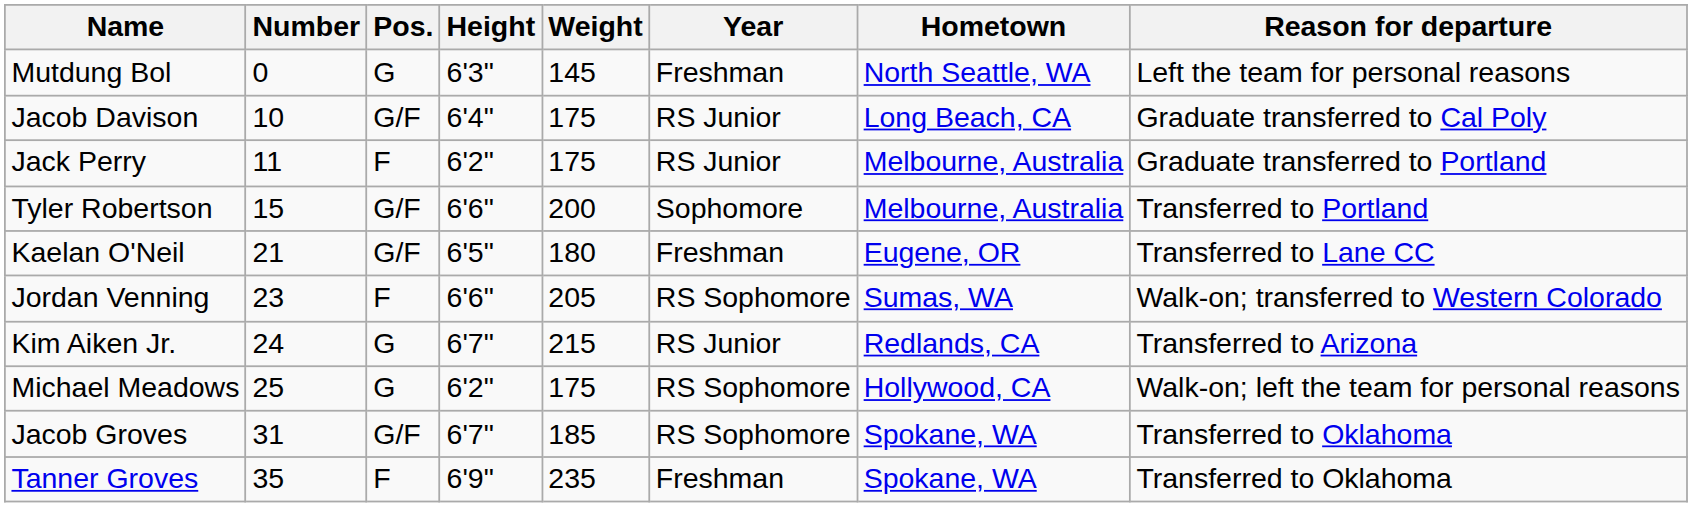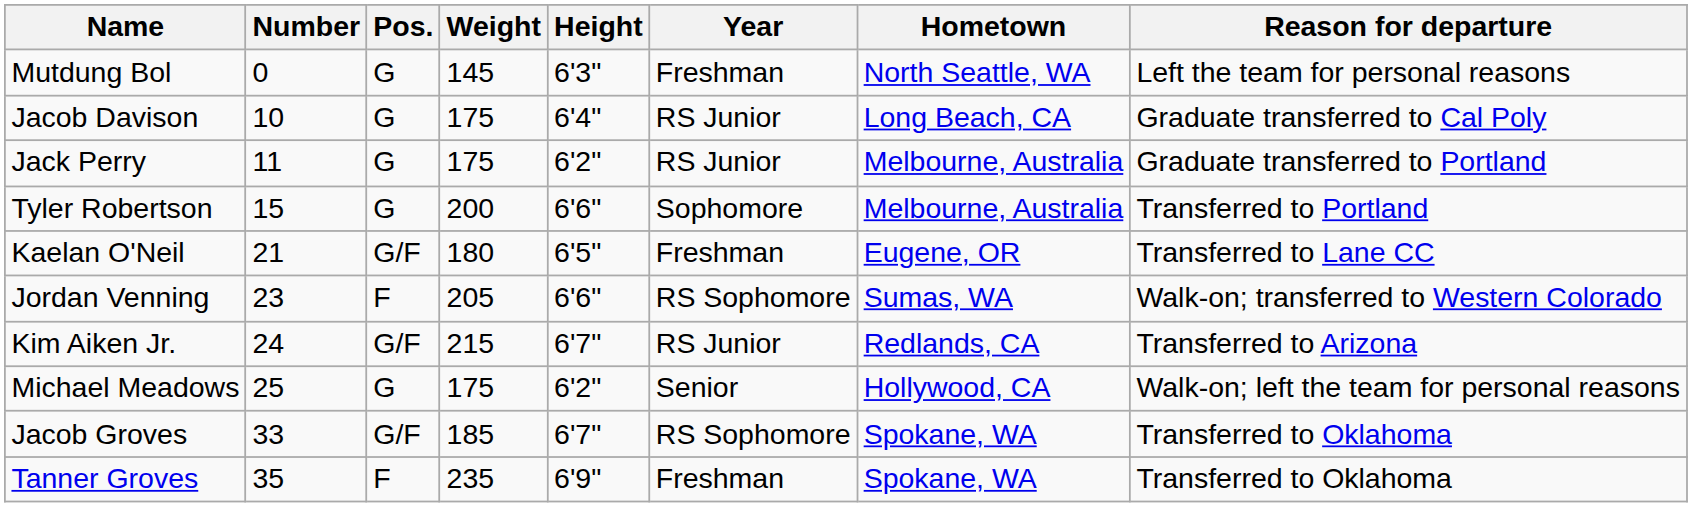columns swapped: (491, 27) <-> (595, 27)
(397, 117) G/F -> (384, 117) G
(382, 162) F -> (384, 162) G
(397, 207) G/F -> (384, 207) G
(384, 343) G -> (397, 343) G/F
(753, 388) RS Sophomore -> (697, 388) Senior
(268, 433) 31 -> (268, 433) 33
